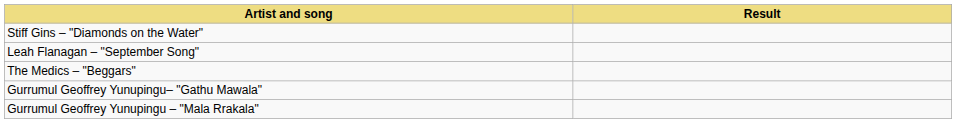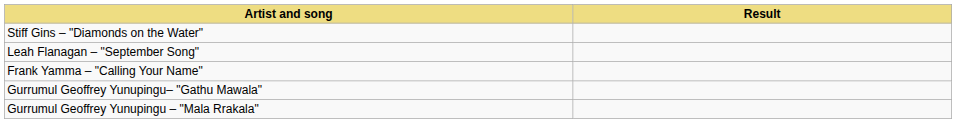- row: (71, 71)
+ row: (105, 71)
